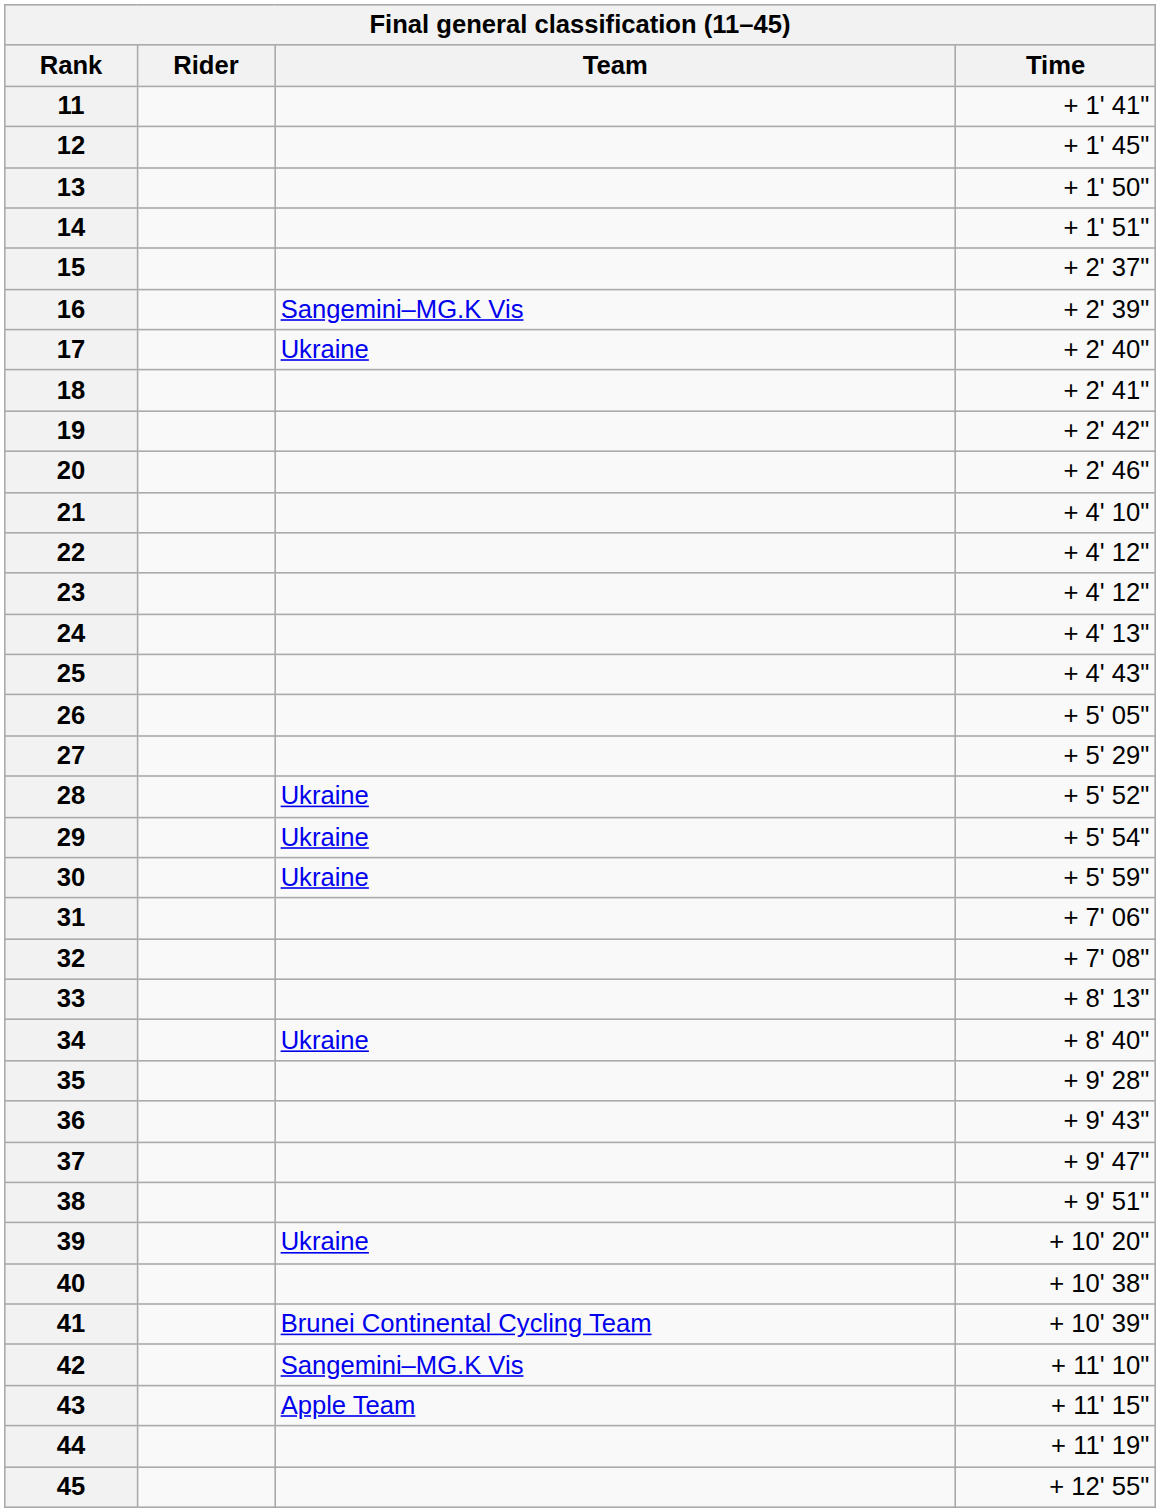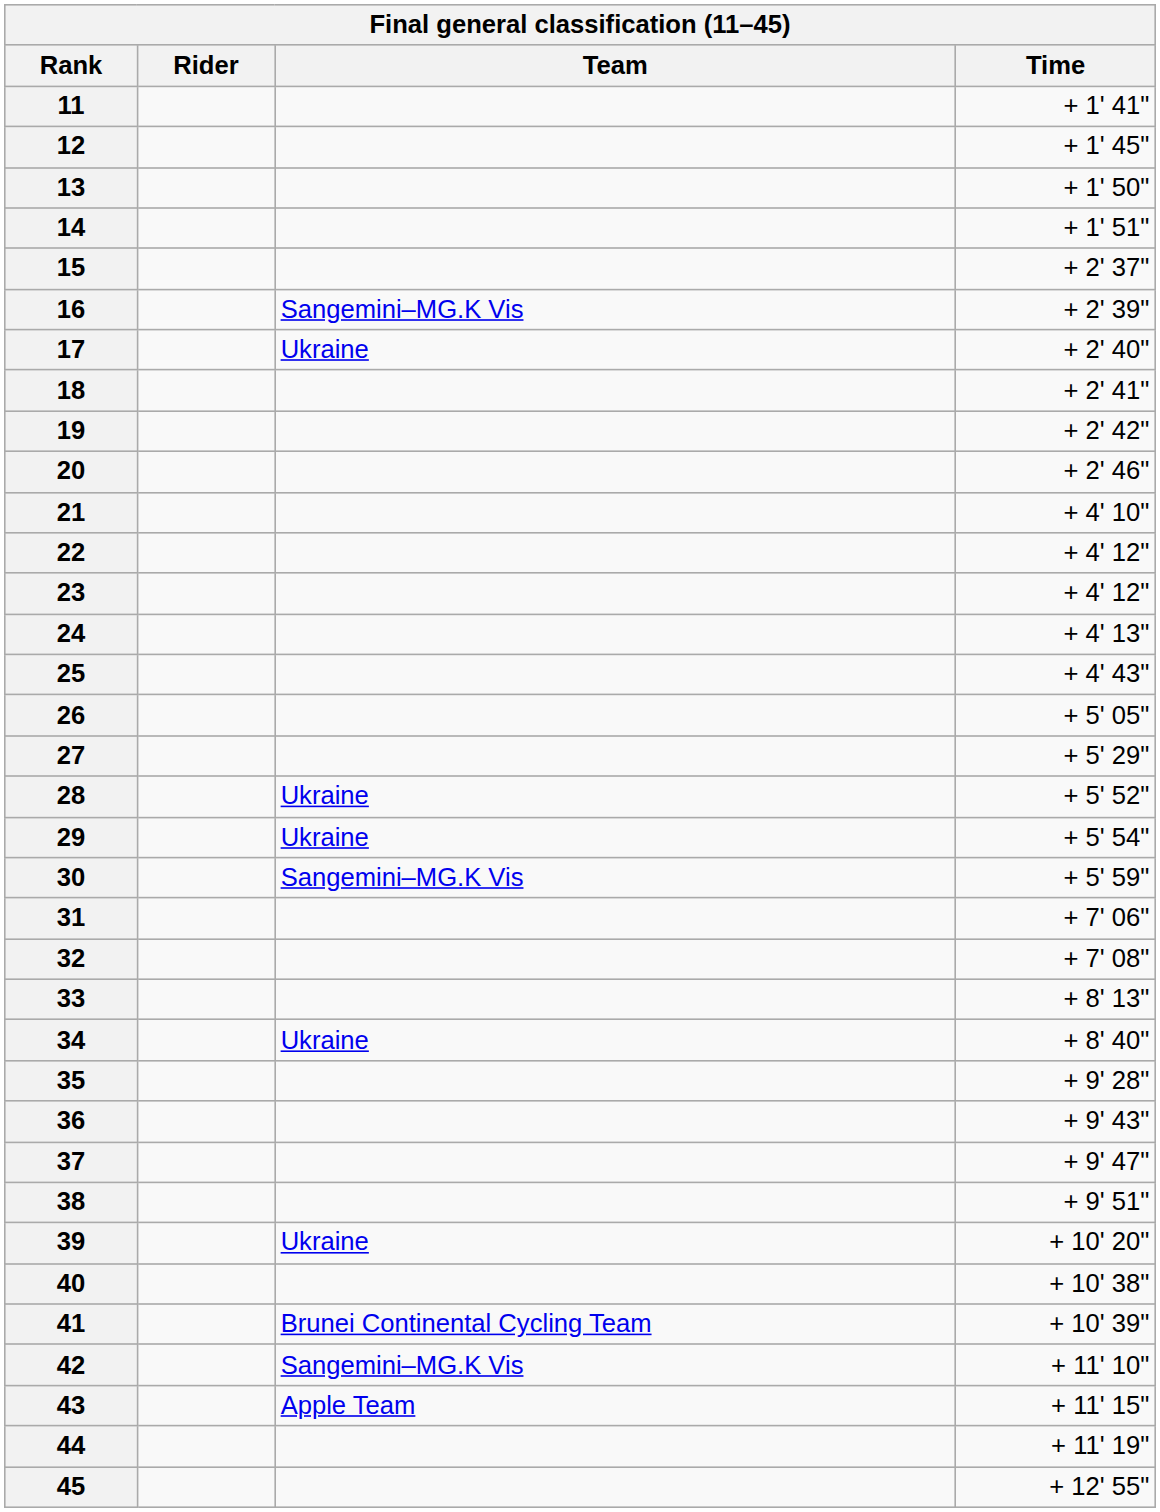(325, 877) Ukraine -> (402, 877) Sangemini–MG.K Vis
